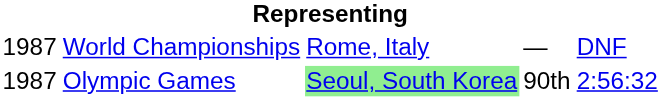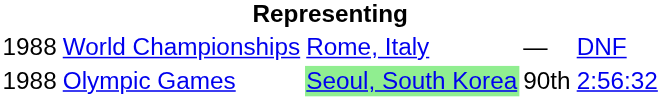(30, 47) 1987 -> (30, 47) 1988
(30, 80) 1987 -> (30, 80) 1988
